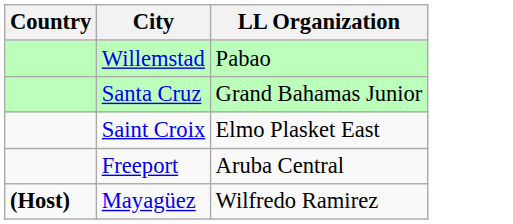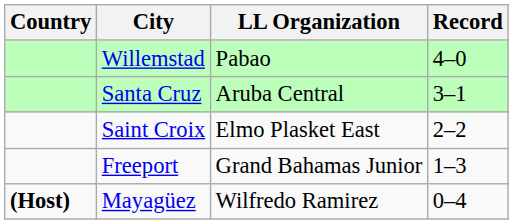+ column: (468, 22)
(319, 93) Grand Bahamas Junior -> (280, 93) Aruba Central
(280, 165) Aruba Central -> (319, 165) Grand Bahamas Junior
